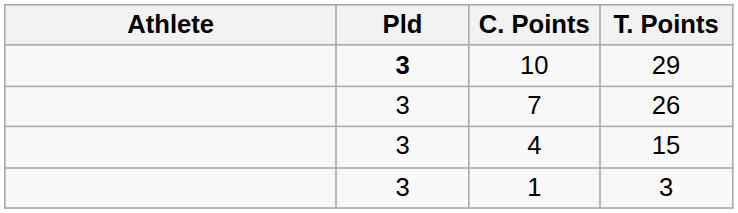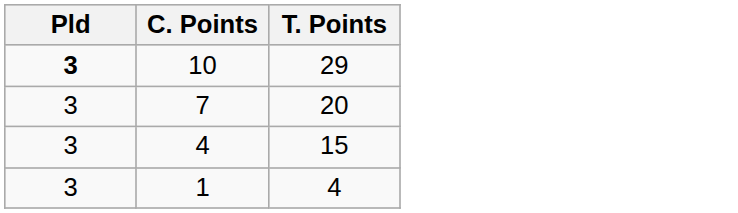- column: (171, 24)
(666, 106) 26 -> (334, 106) 20
(666, 187) 3 -> (334, 187) 4
